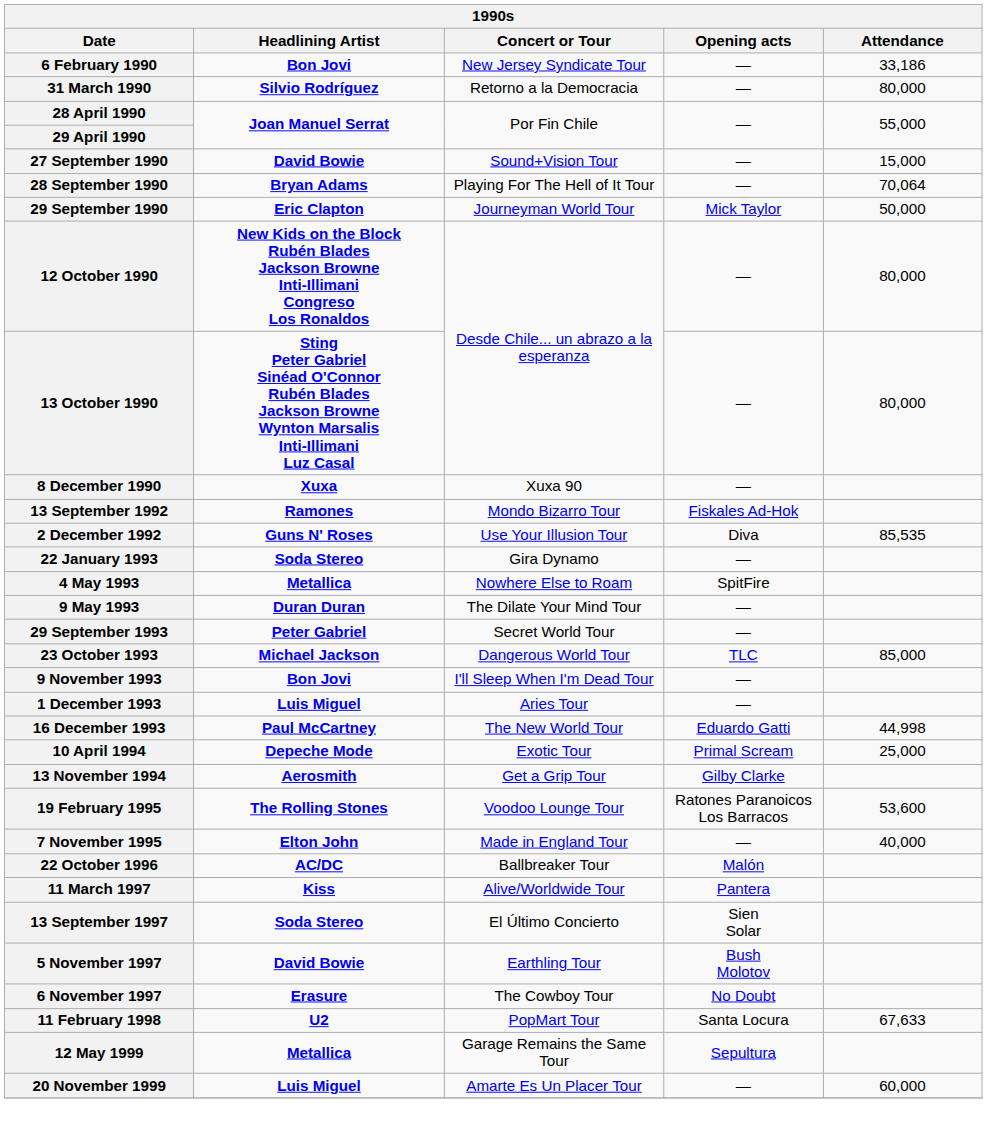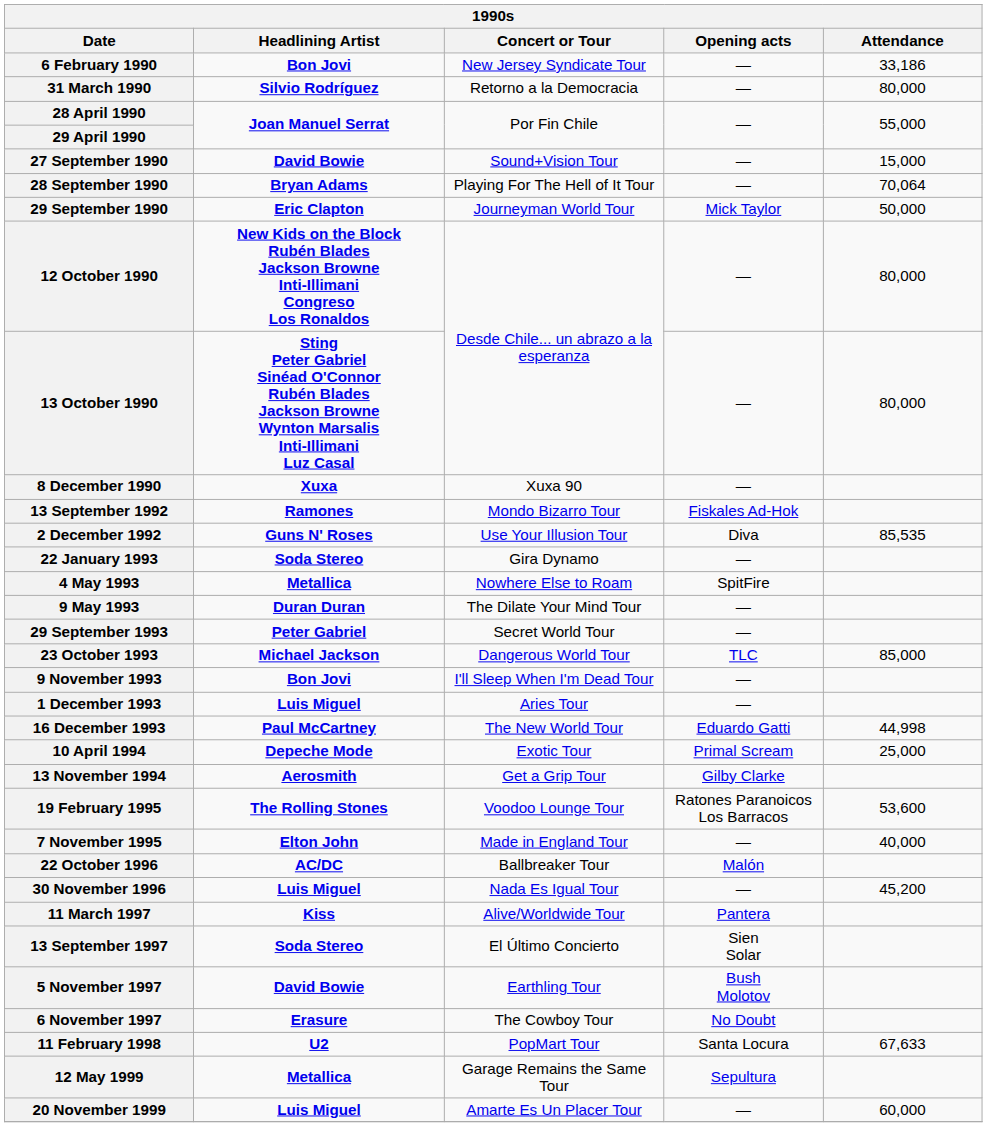+ row: (99, 889)
